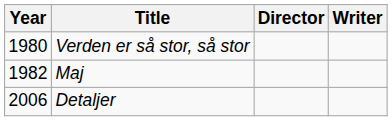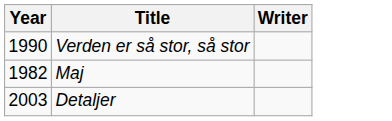- column: (291, 18)
(28, 45) 1980 -> (28, 45) 1990
(28, 101) 2006 -> (28, 101) 2003
